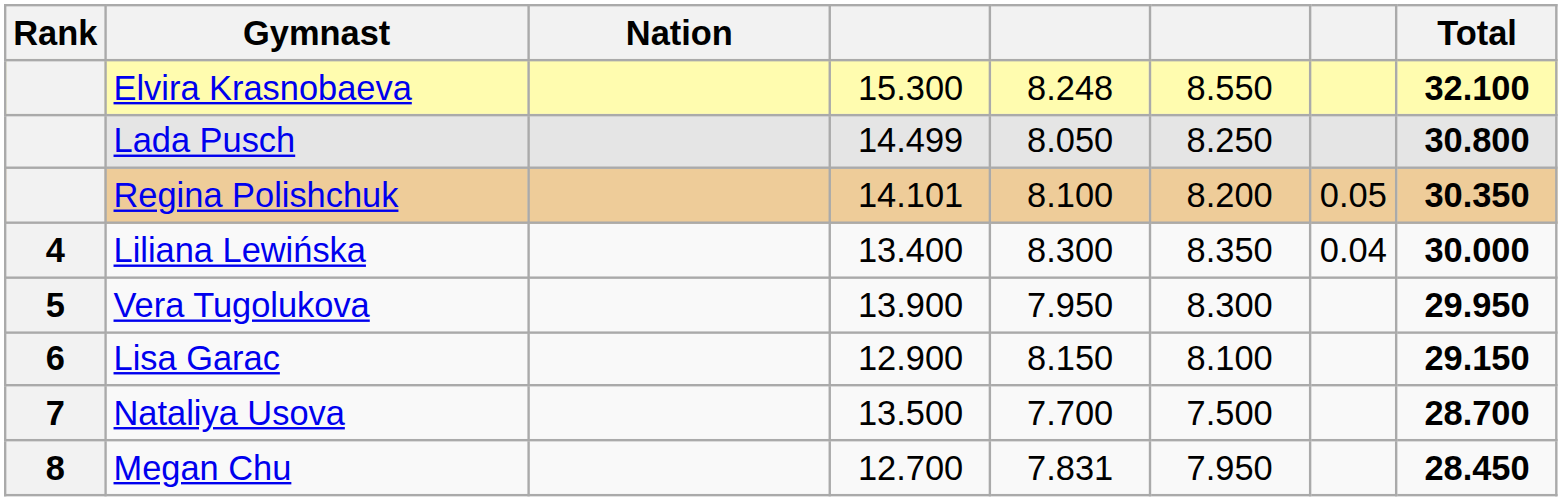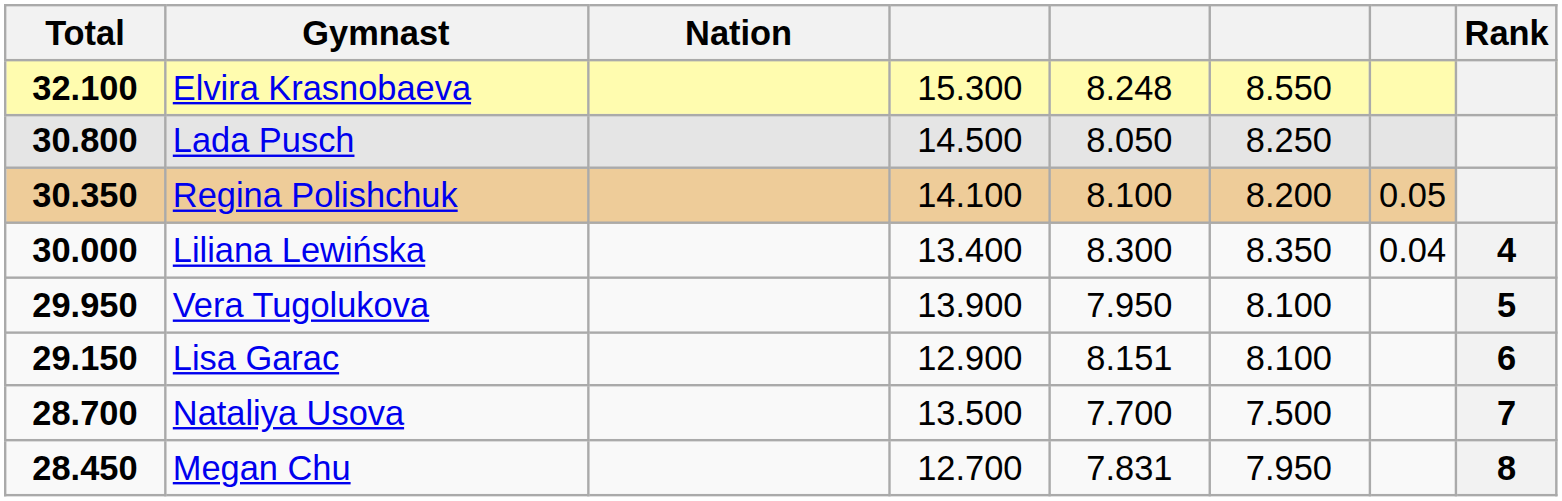columns swapped: (55, 33) <-> (1477, 33)
(911, 142) 14.499 -> (970, 142) 14.500
(911, 196) 14.101 -> (970, 196) 14.100
(1230, 305) 8.300 -> (1289, 305) 8.100
(1070, 359) 8.150 -> (1129, 359) 8.151
